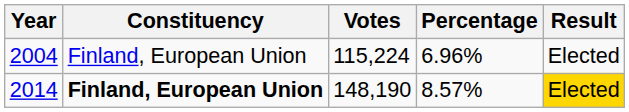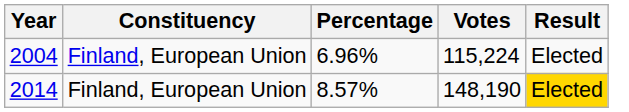columns swapped: (372, 21) <-> (479, 21)
(195, 90) bold -> (187, 90) normal
